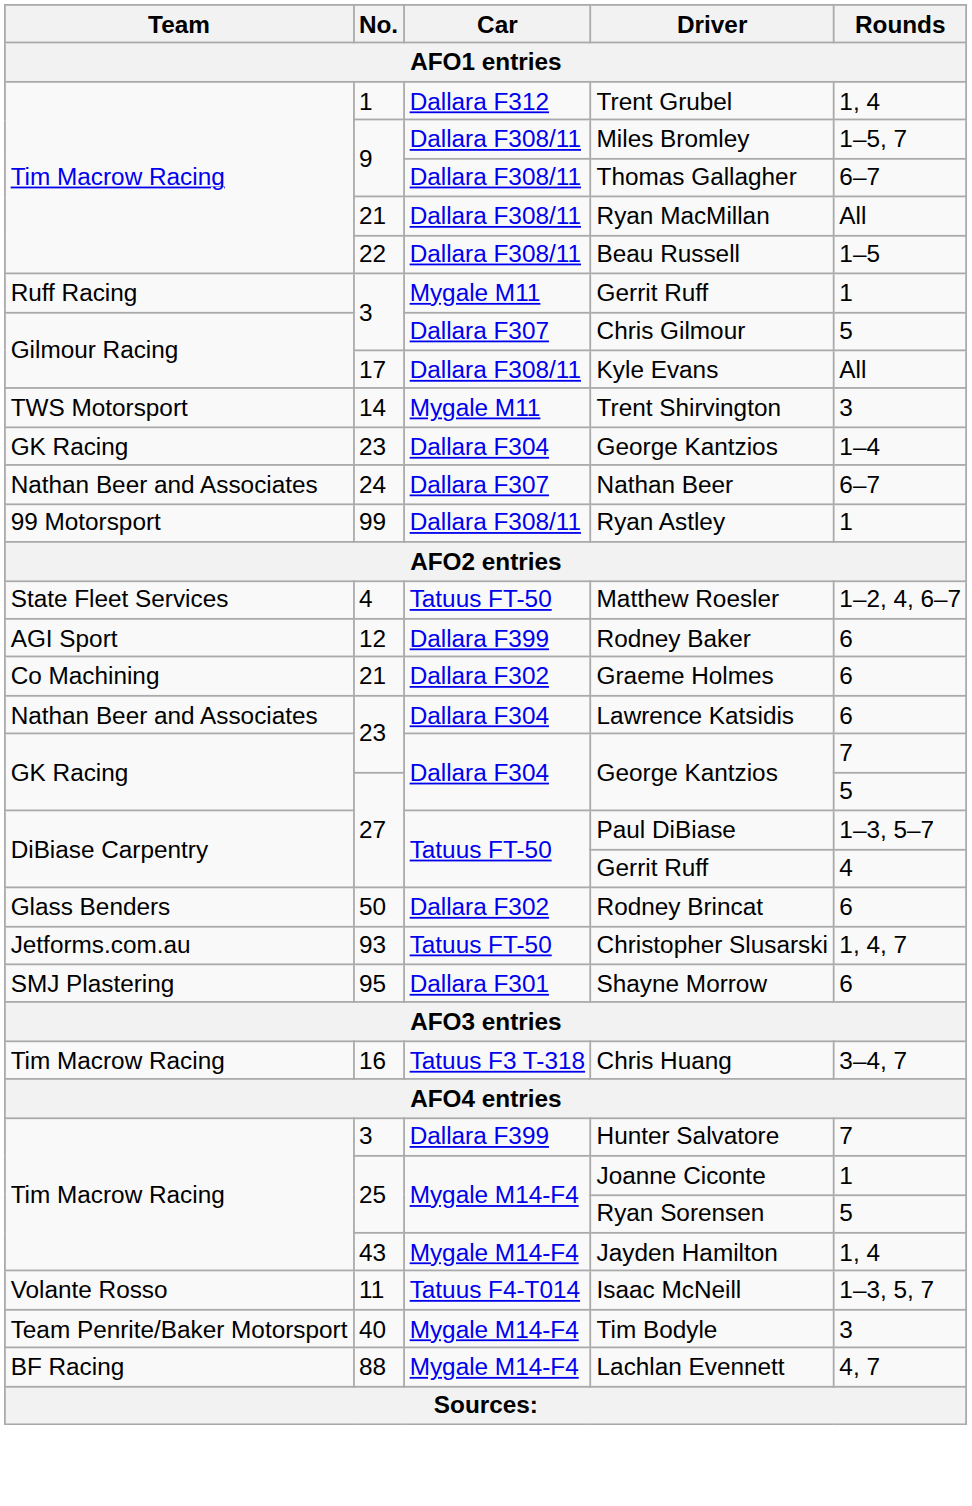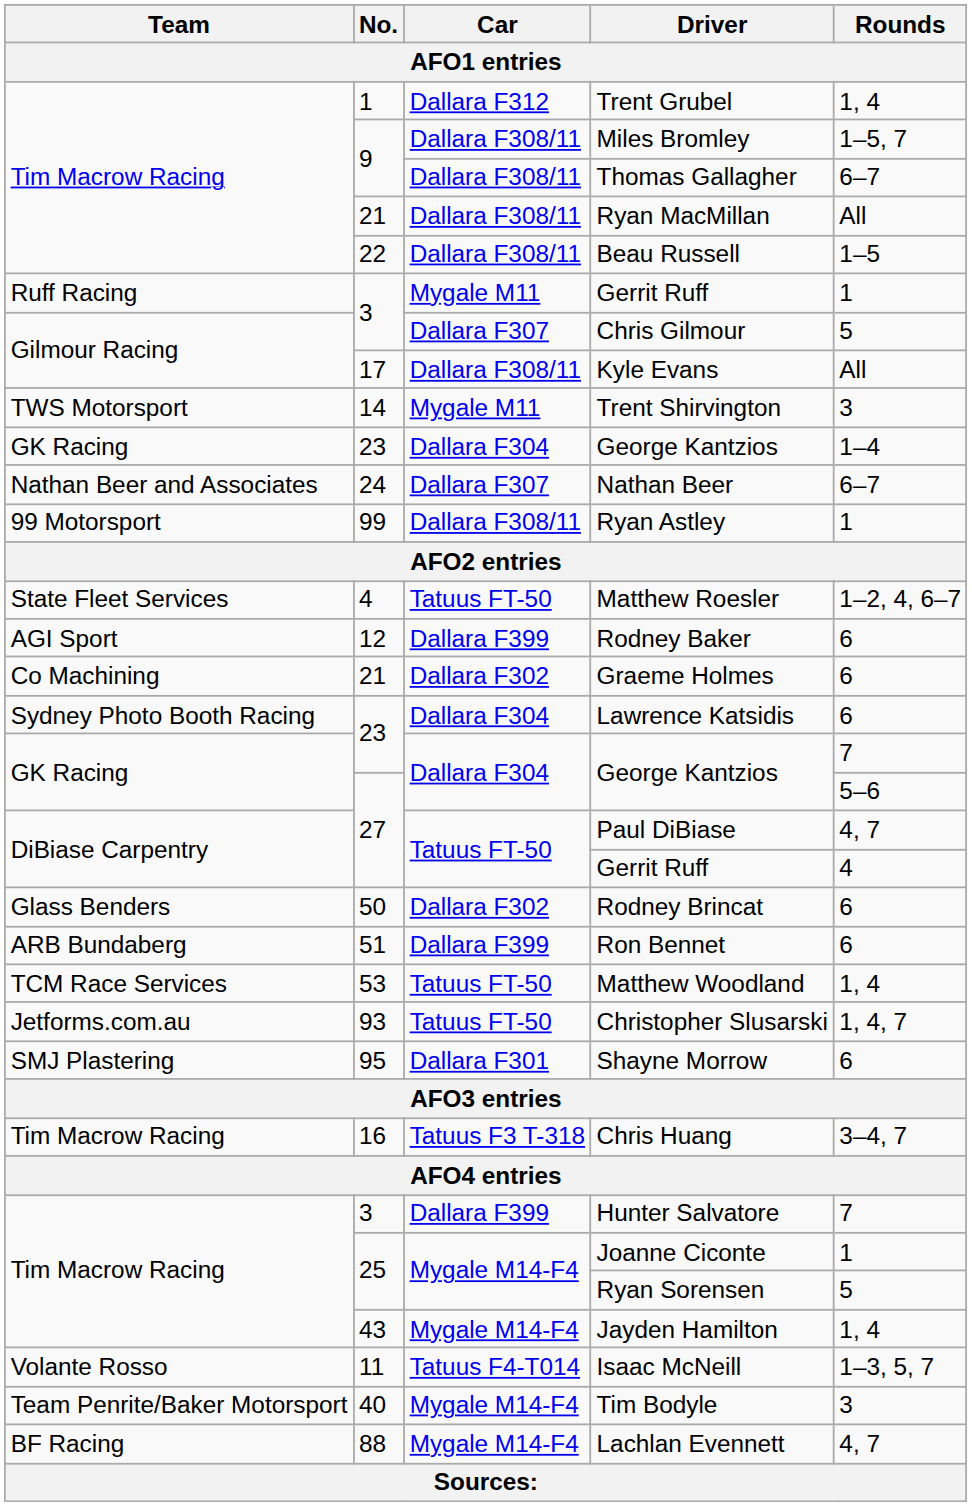(164, 714) Nathan Beer and Associates -> (163, 714) Sydney Photo Booth Racing
(846, 791) 5 -> (860, 791) 5–6
(887, 830) 1–3, 5–7 -> (860, 830) 4, 7
+ row: (372, 945)
+ row: (372, 983)
